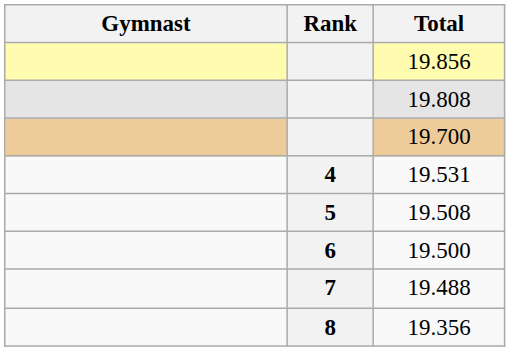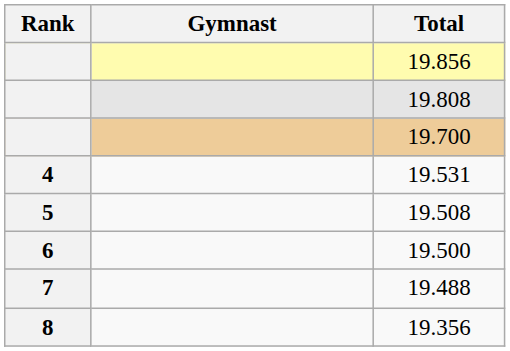columns swapped: (330, 23) <-> (146, 23)
